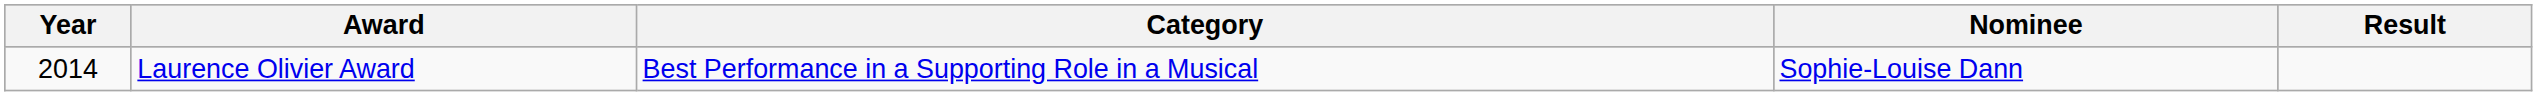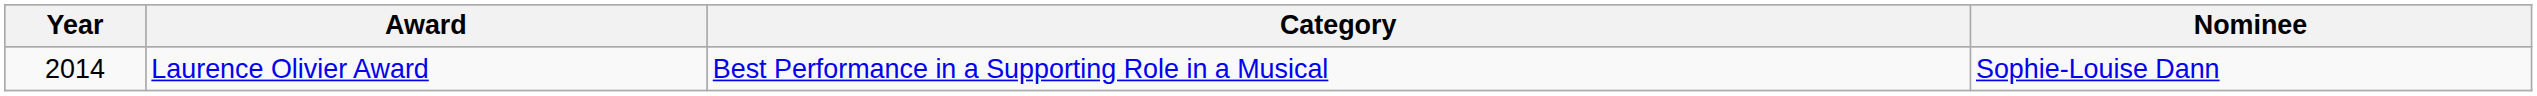- column: (2405, 25)
